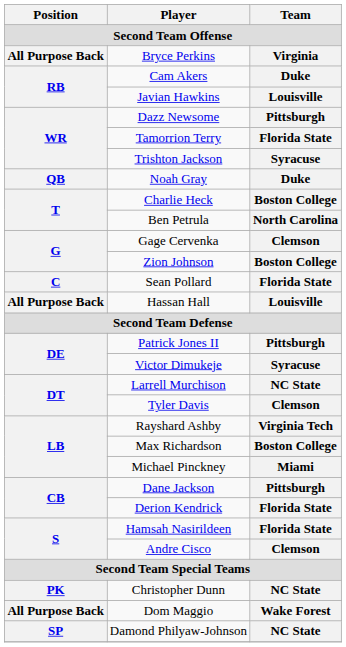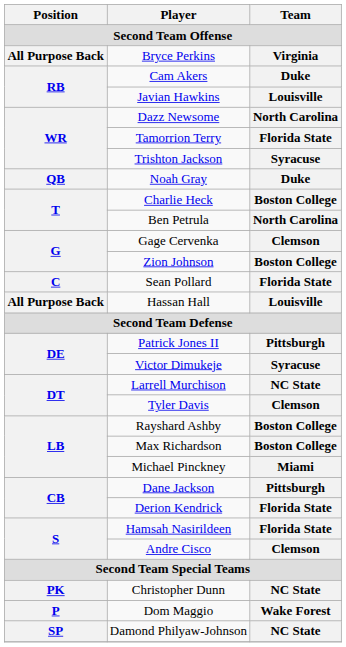(296, 117) Pittsburgh -> (296, 117) North Carolina
(296, 425) Virginia Tech -> (296, 425) Boston College
(56, 610) All Purpose Back -> (56, 610) P
